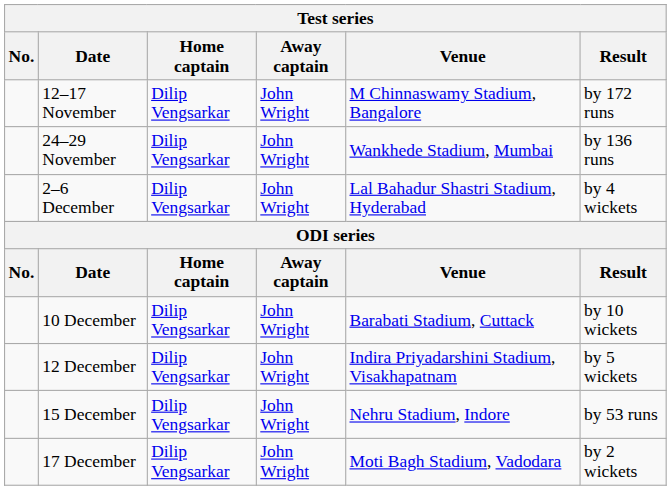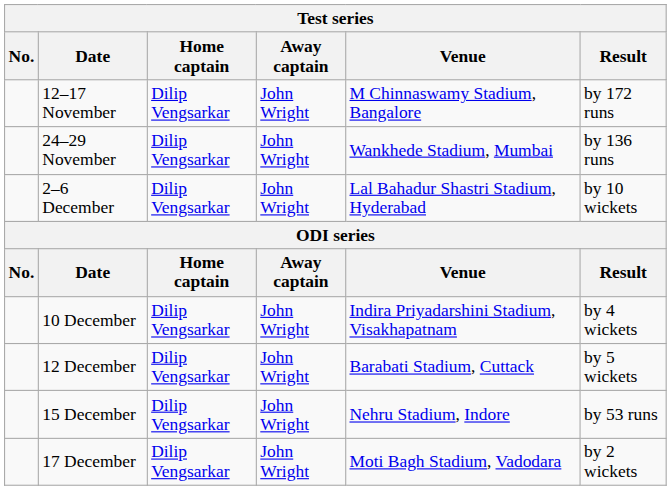(611, 197) by 4 wickets -> (611, 197) by 10 wickets
(442, 319) Barabati Stadium, Cuttack -> (452, 319) Indira Priyadarshini Stadium, Visakhapatnam
(611, 319) by 10 wickets -> (611, 319) by 4 wickets
(452, 367) Indira Priyadarshini Stadium, Visakhapatnam -> (442, 367) Barabati Stadium, Cuttack
